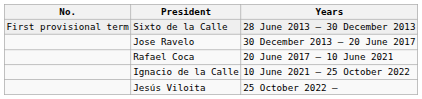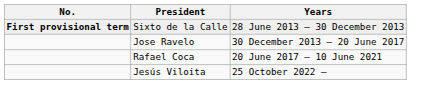(68, 27) normal -> (68, 27) bold
- row: (186, 72)
